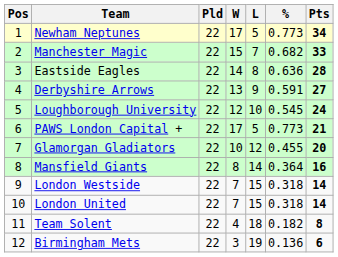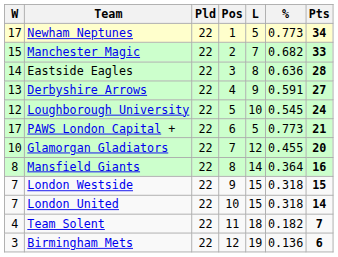columns swapped: (18, 14) <-> (236, 14)
(319, 186) 14 -> (319, 186) 15
(319, 224) 8 -> (319, 224) 7
